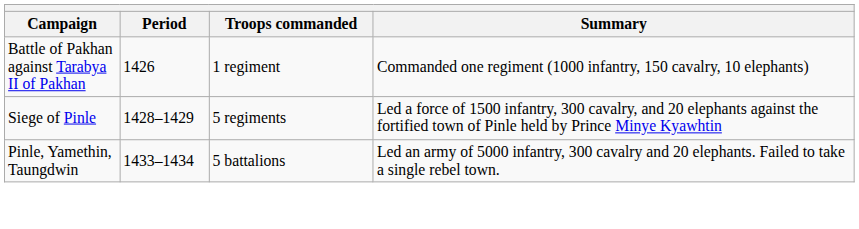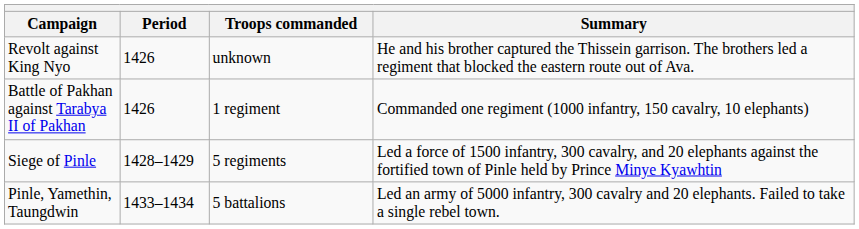+ row: (53, 57)
